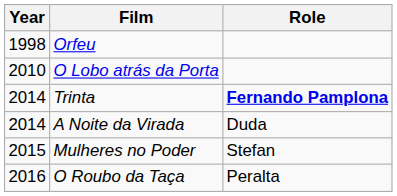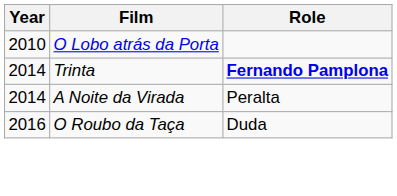- row: (75, 44)
(247, 124) Duda -> (253, 97) Peralta
- row: (124, 151)
(253, 177) Peralta -> (247, 124) Duda
